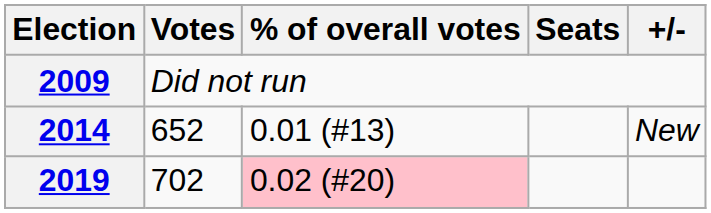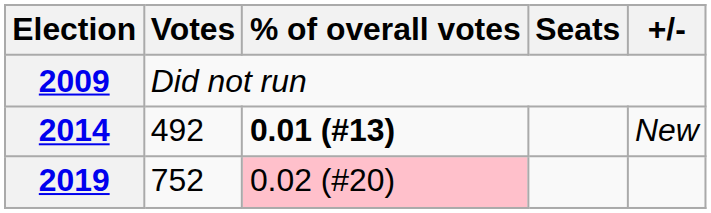(177, 130) 652 -> (177, 130) 492
(322, 130) normal -> (322, 130) bold
(177, 181) 702 -> (177, 181) 752
